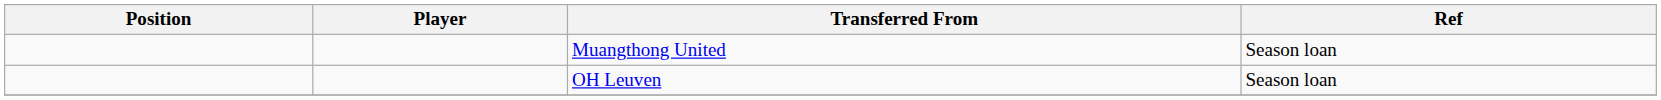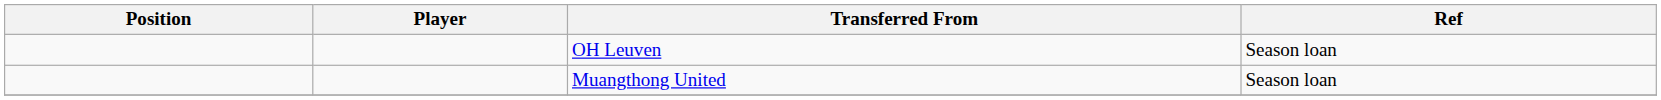rows swapped: (617, 79) <-> (649, 49)
